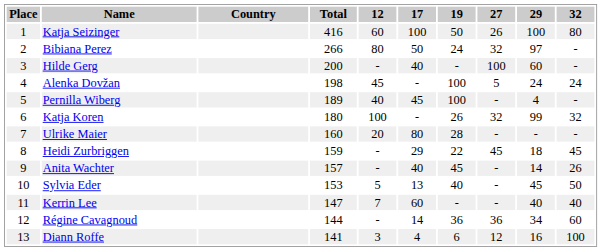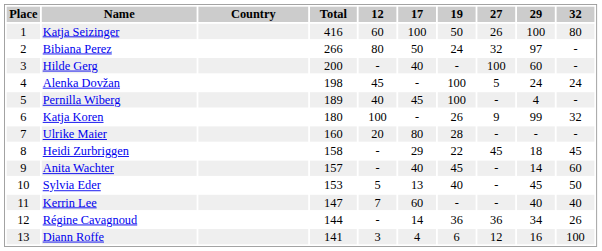(496, 117) 32 -> (496, 117) 9
(333, 151) 159 -> (333, 151) 158
(576, 168) 26 -> (576, 168) 60
(576, 220) 60 -> (576, 220) 26
